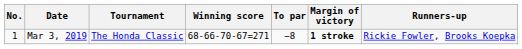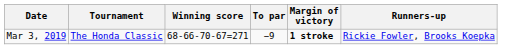- column: (15, 17)
(290, 37) −8 -> (269, 37) −9
